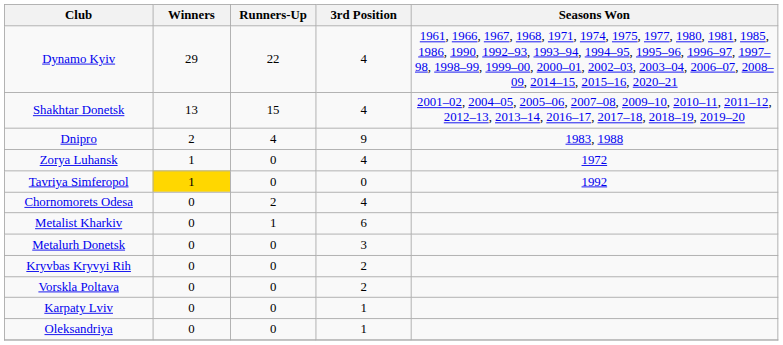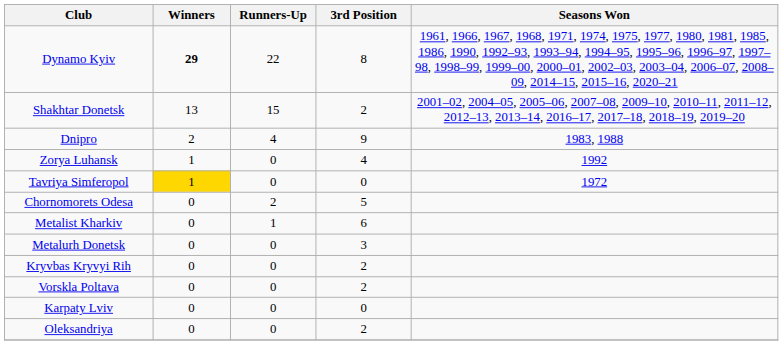(191, 59) normal -> (191, 59) bold
(364, 59) 4 -> (364, 59) 8
(364, 110) 4 -> (364, 110) 2
(594, 160) 1972 -> (594, 160) 1992
(594, 181) 1992 -> (594, 181) 1972
(364, 202) 4 -> (364, 202) 5
(364, 308) 1 -> (364, 308) 0
(364, 329) 1 -> (364, 329) 2
